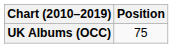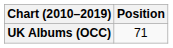(141, 33) 75 -> (141, 33) 71
